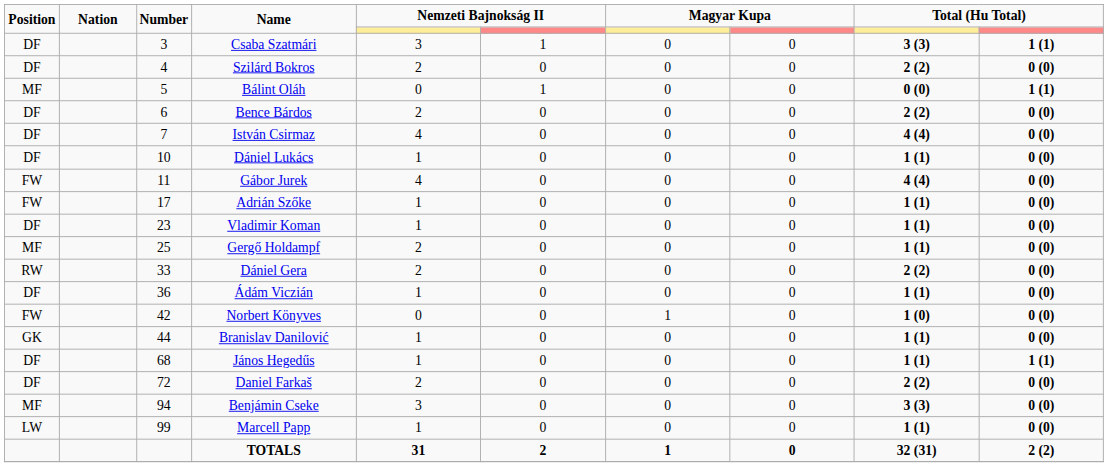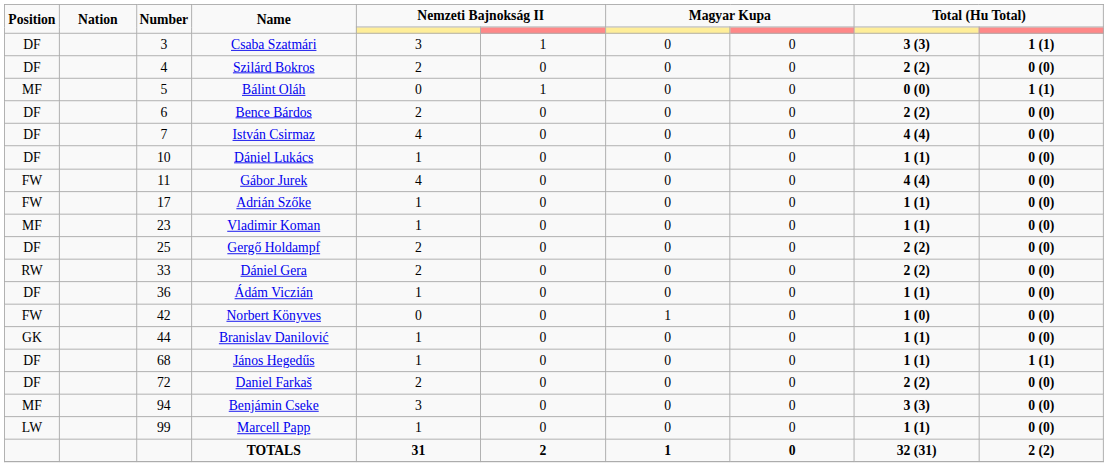(32, 225) DF -> (32, 225) MF
(32, 247) MF -> (32, 247) DF
(917, 247) 1 (1) -> (917, 247) 2 (2)
